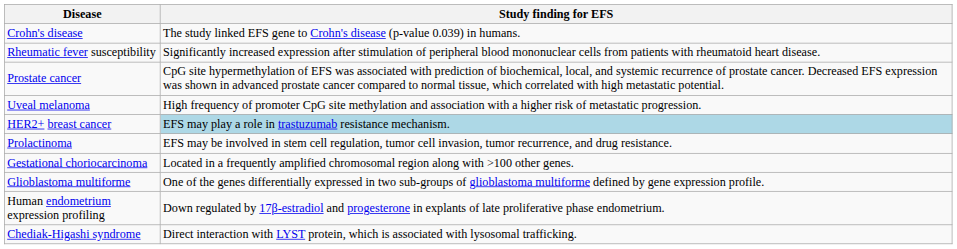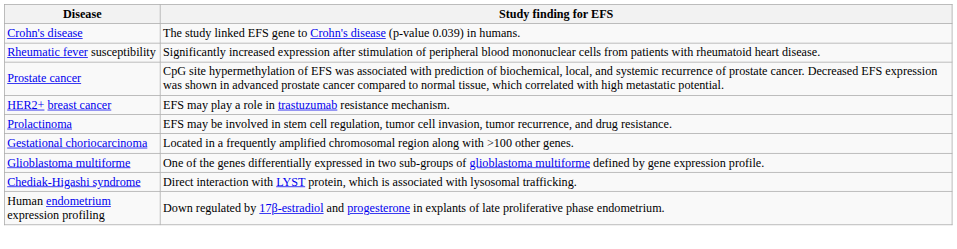- row: (49, 104)
(306, 124) lightblue background -> (306, 104) no background
rows swapped: (74, 234) <-> (59, 208)
